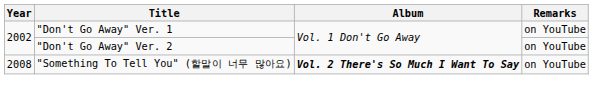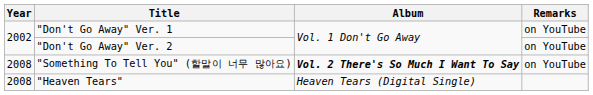+ row: (80, 82)
